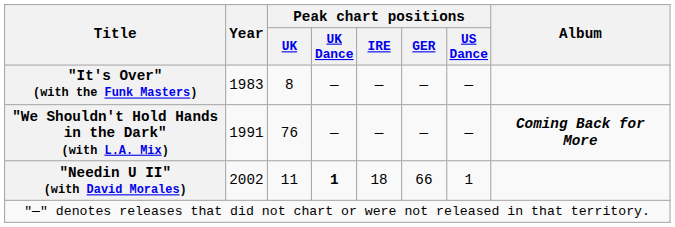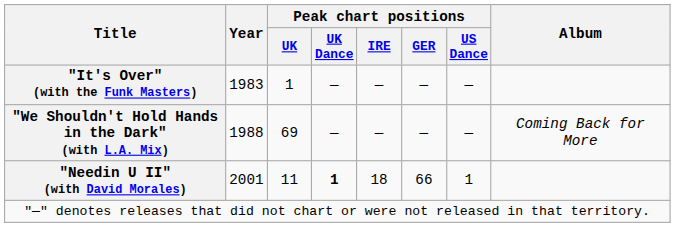(289, 85) 8 -> (289, 85) 1
(246, 133) 1991 -> (246, 133) 1988
(289, 133) 76 -> (289, 133) 69
(580, 133) bold -> (580, 133) normal
(246, 181) 2002 -> (246, 181) 2001
